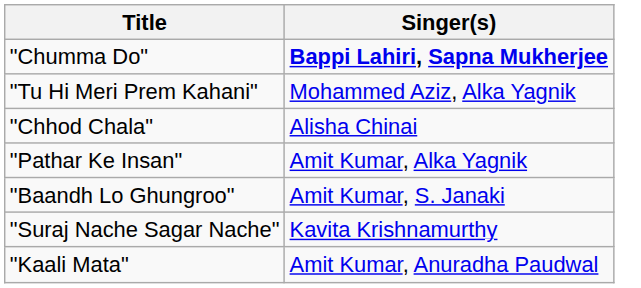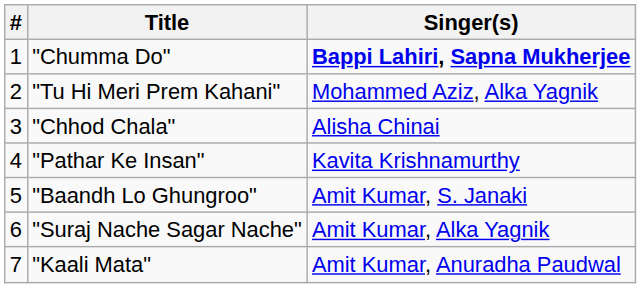+ column: (16, 22)
(408, 161) Amit Kumar, Alka Yagnik -> (416, 161) Kavita Krishnamurthy
(394, 230) Kavita Krishnamurthy -> (431, 230) Amit Kumar, Alka Yagnik
